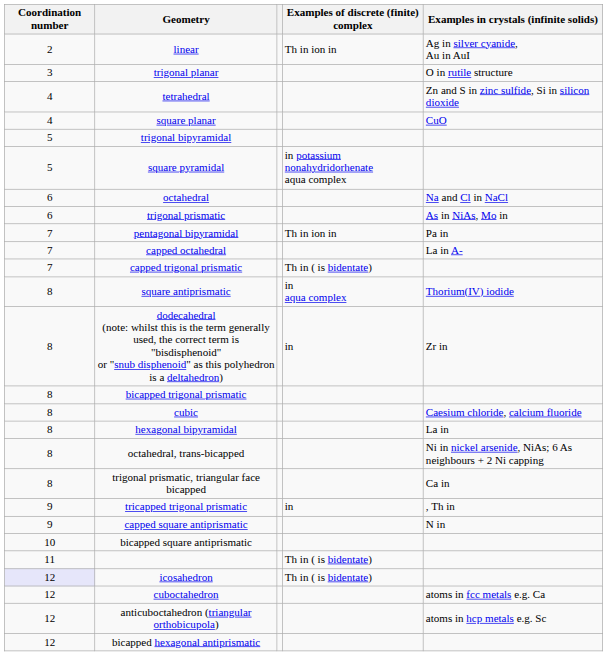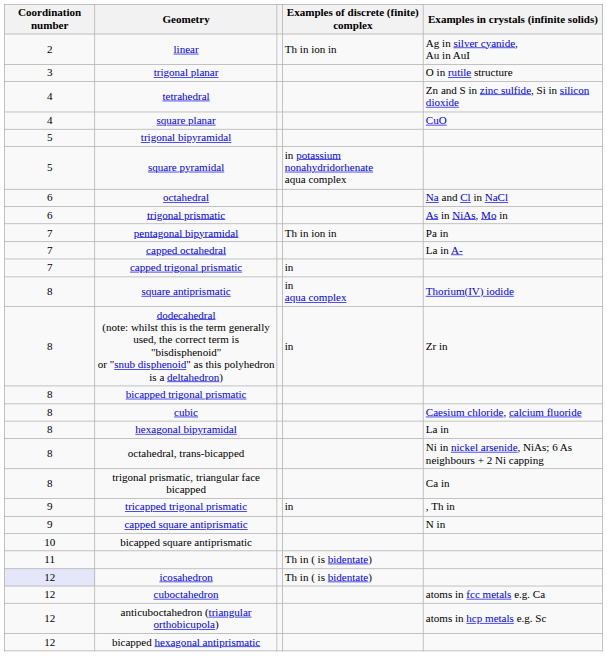(328, 267) Th in ( is bidentate) -> (289, 267) in
